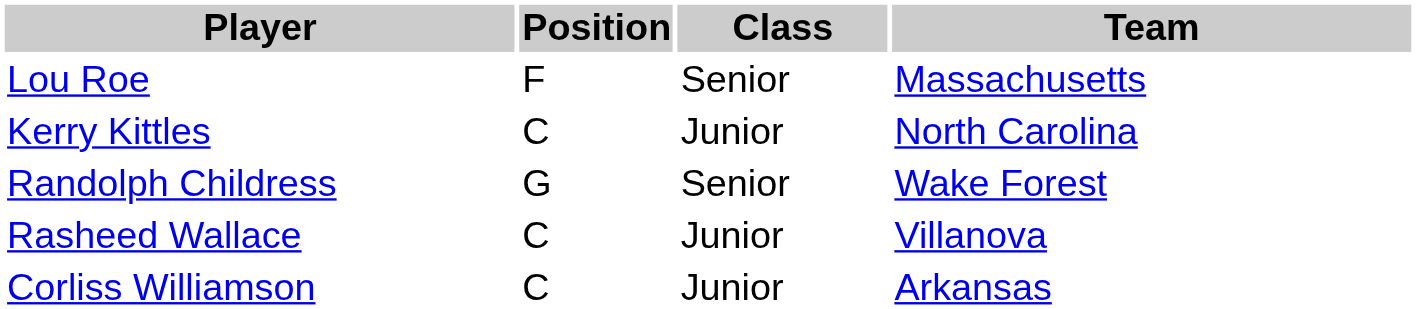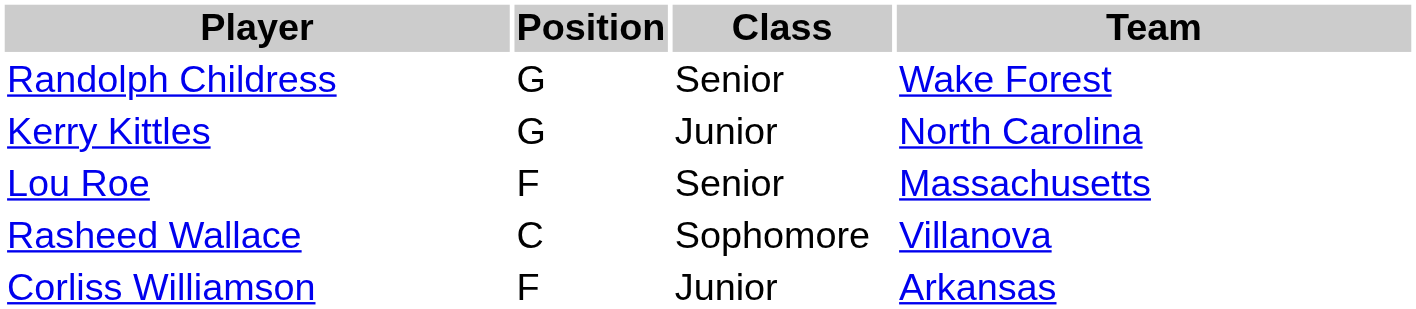rows swapped: (172, 183) <-> (78, 79)
(536, 131) C -> (531, 131) G
(732, 235) Junior -> (772, 235) Sophomore
(536, 287) C -> (528, 287) F
